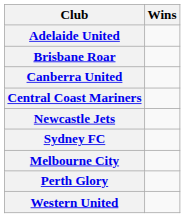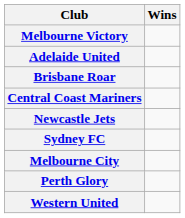+ row: (74, 35)
- row: (74, 77)
